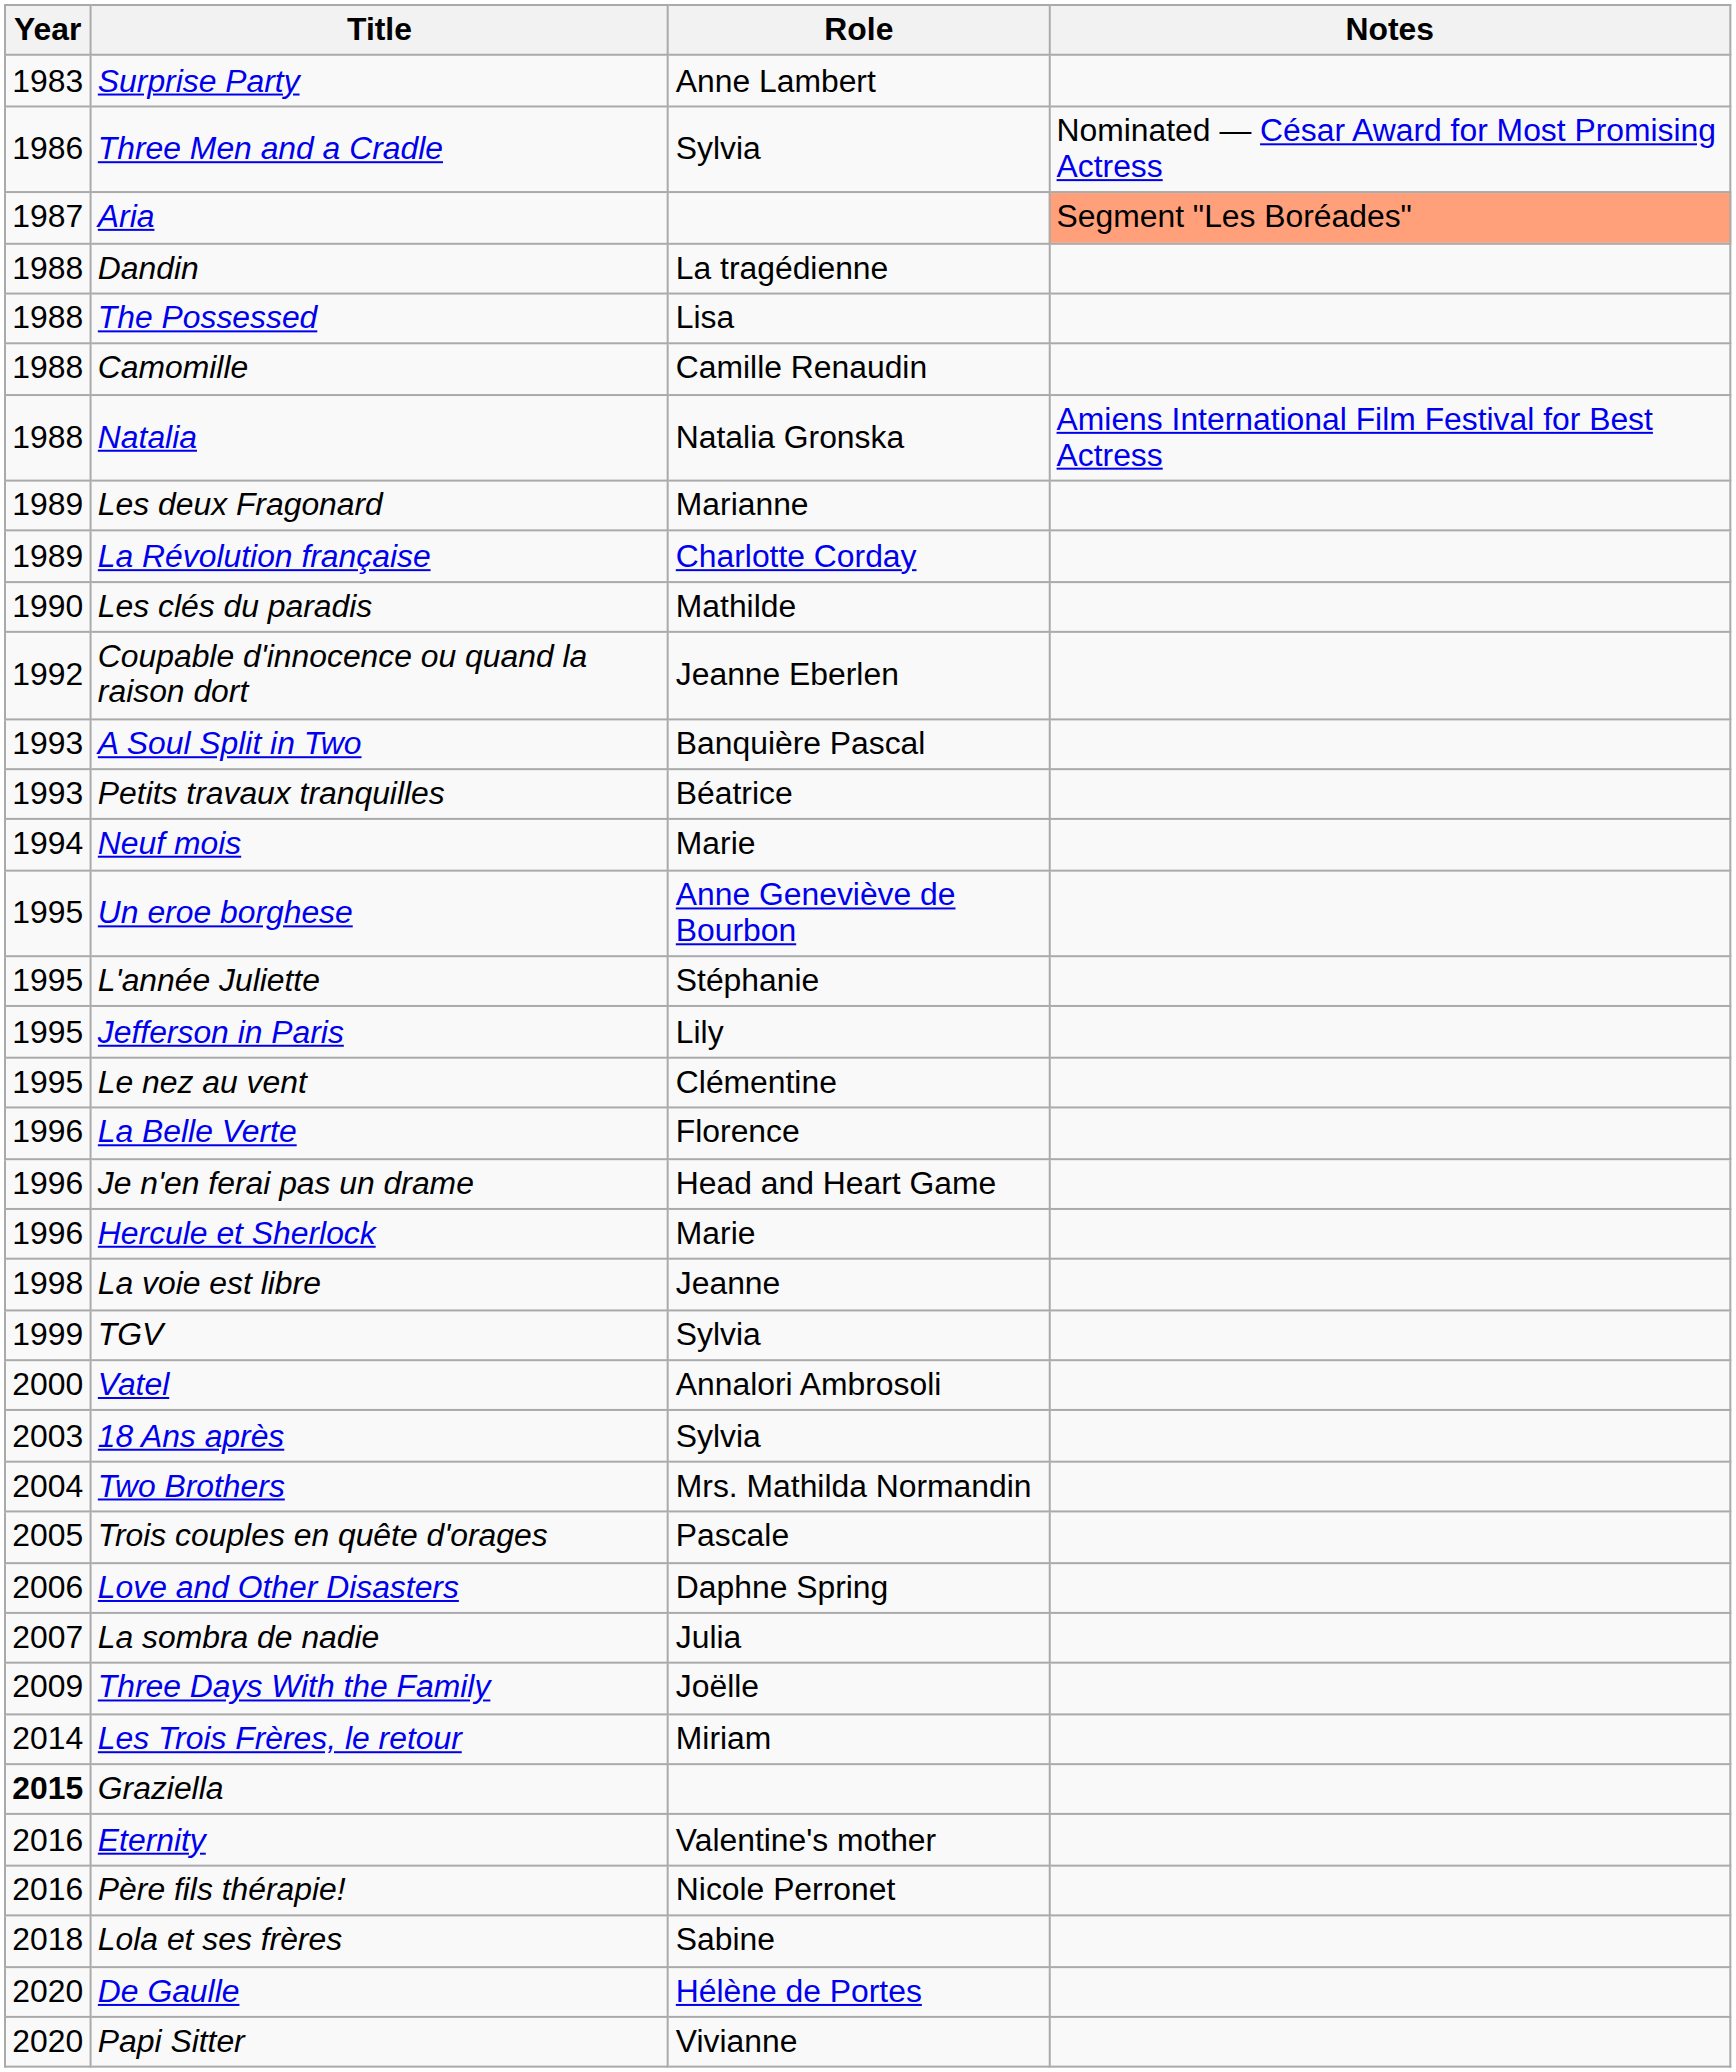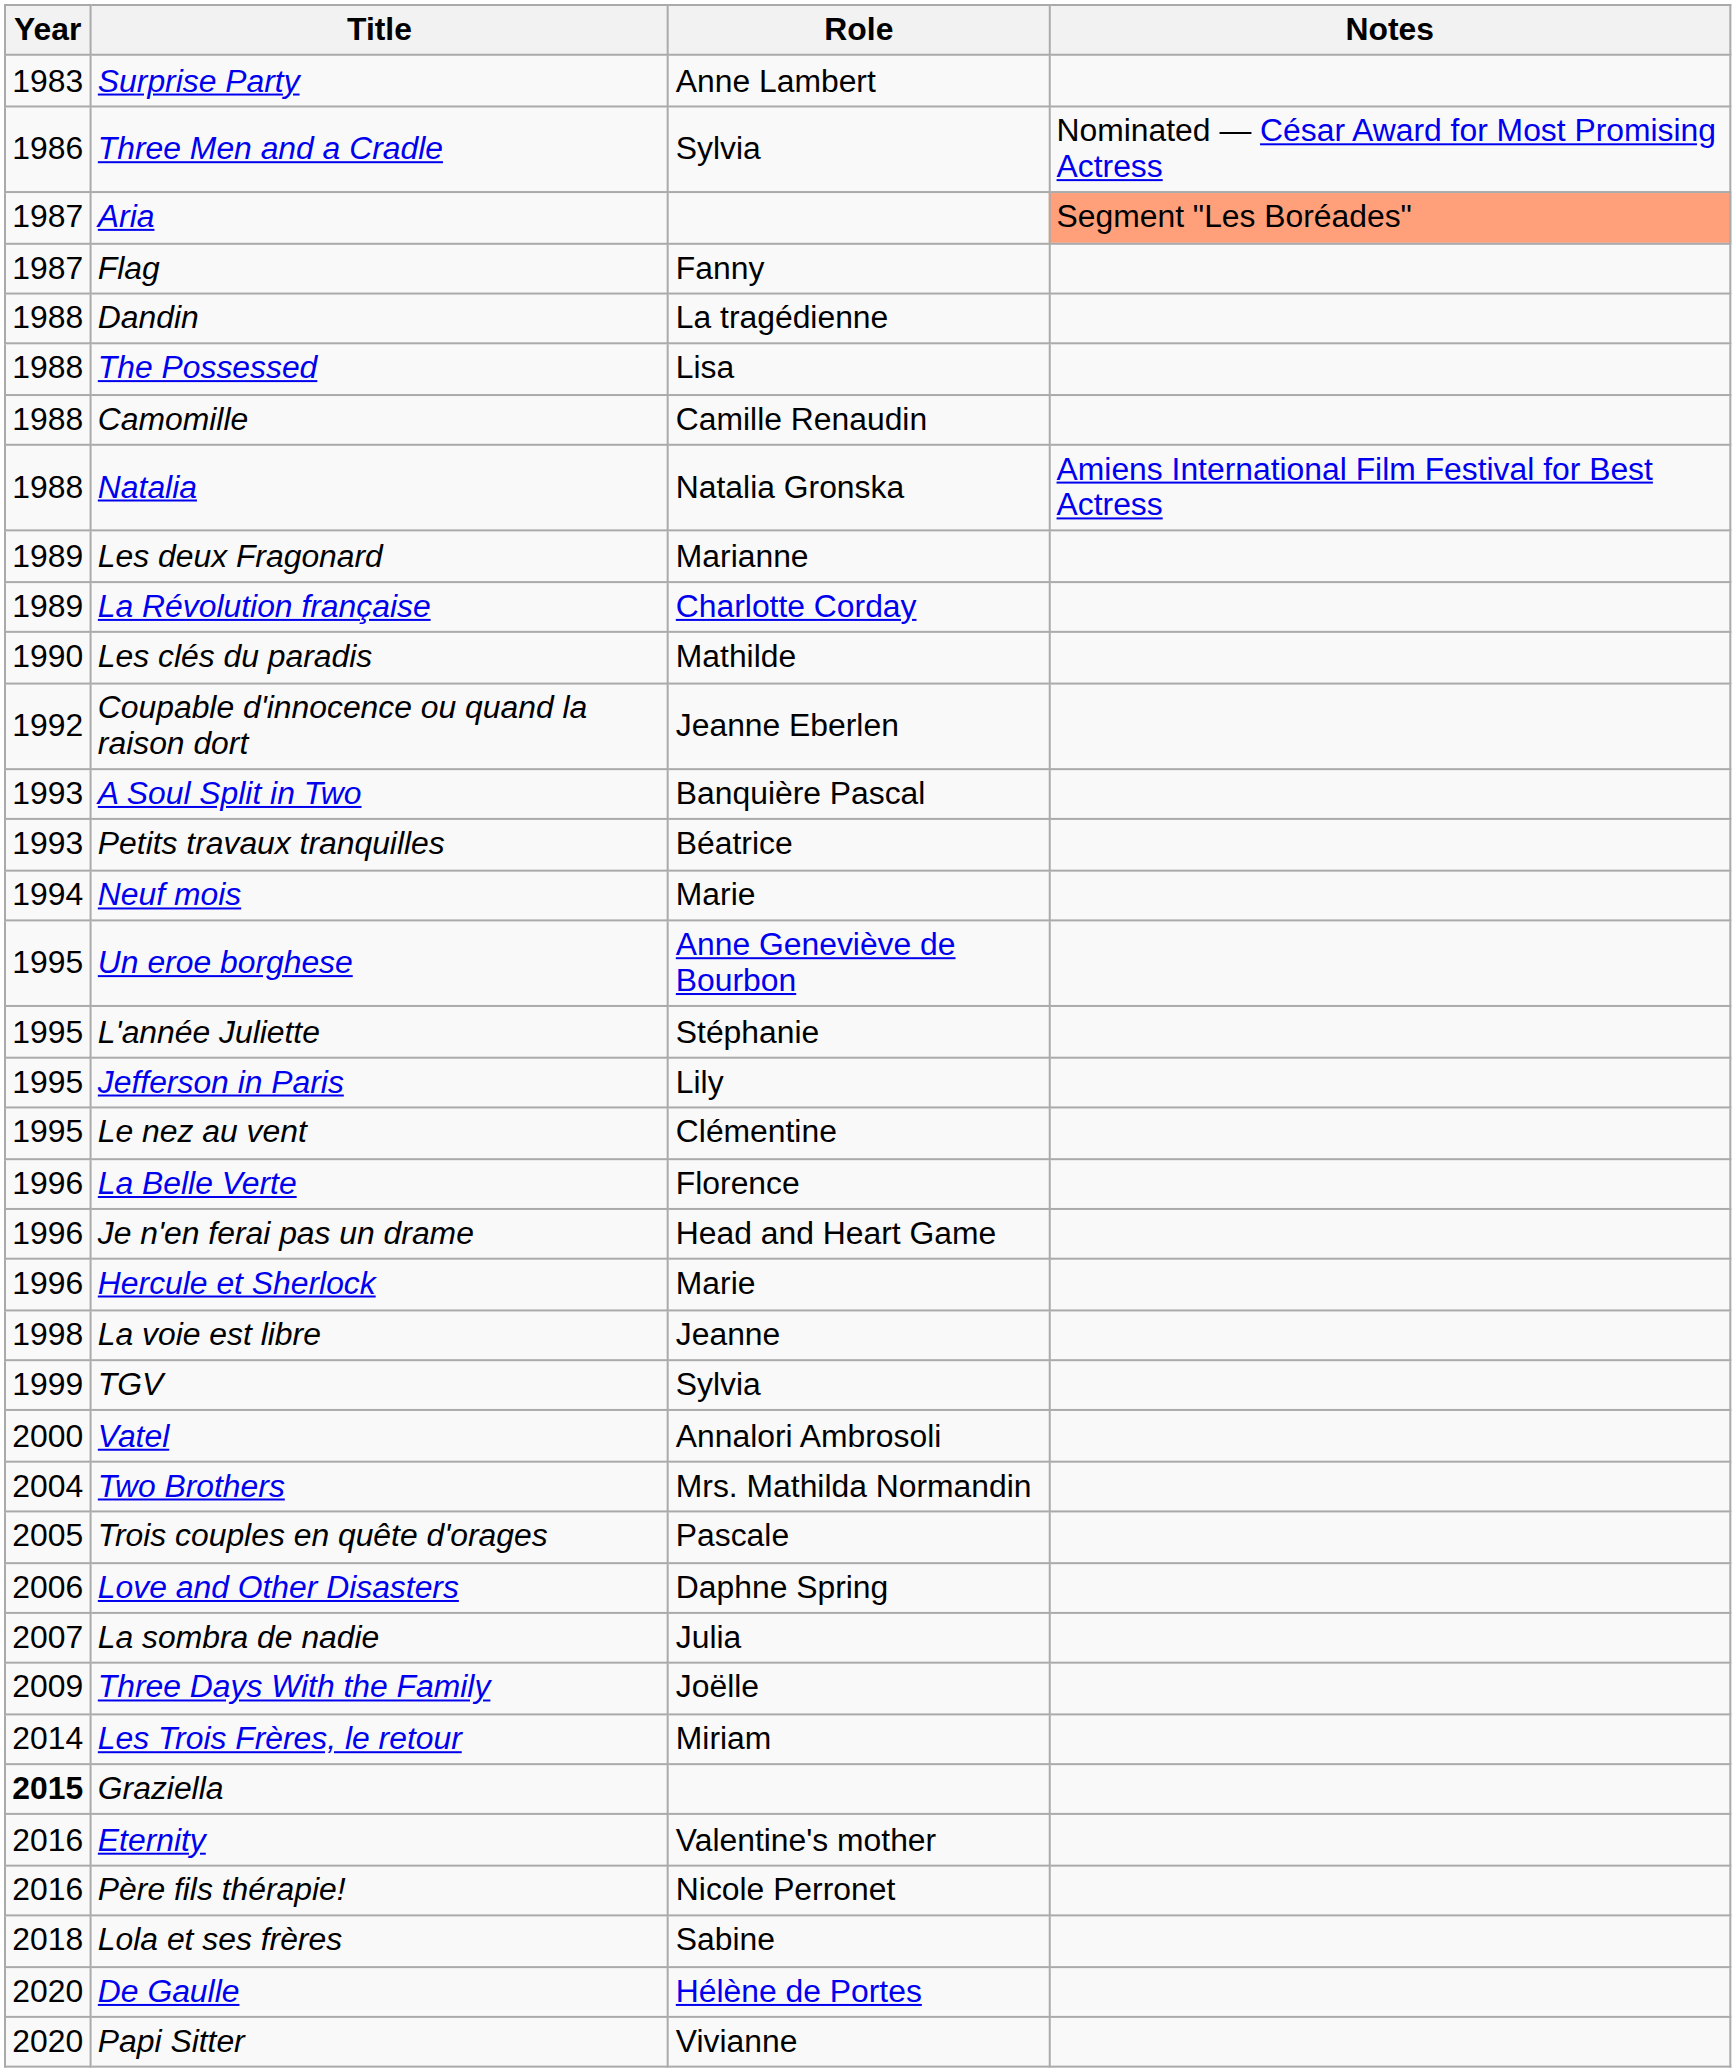+ row: (129, 267)
- row: (191, 1435)
